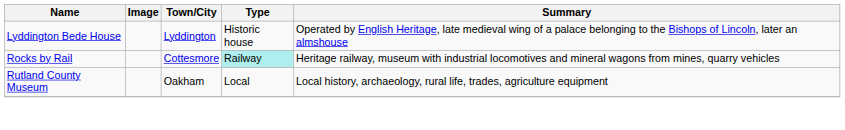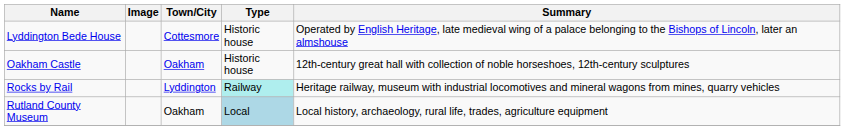(190, 36) Lyddington -> (191, 36) Cottesmore
+ row: (44, 65)
(191, 59) Cottesmore -> (190, 88) Lyddington
(237, 82) no background -> (237, 111) lightblue background
